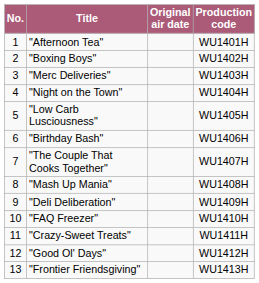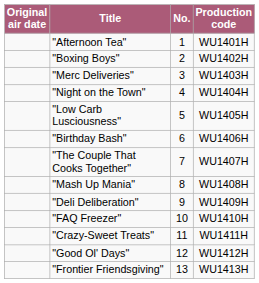columns swapped: (15, 19) <-> (170, 19)
